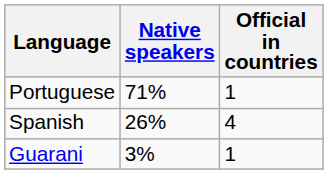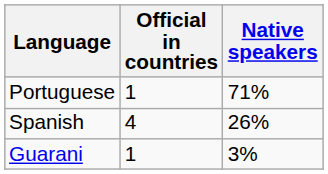columns swapped: (170, 41) <-> (271, 41)
